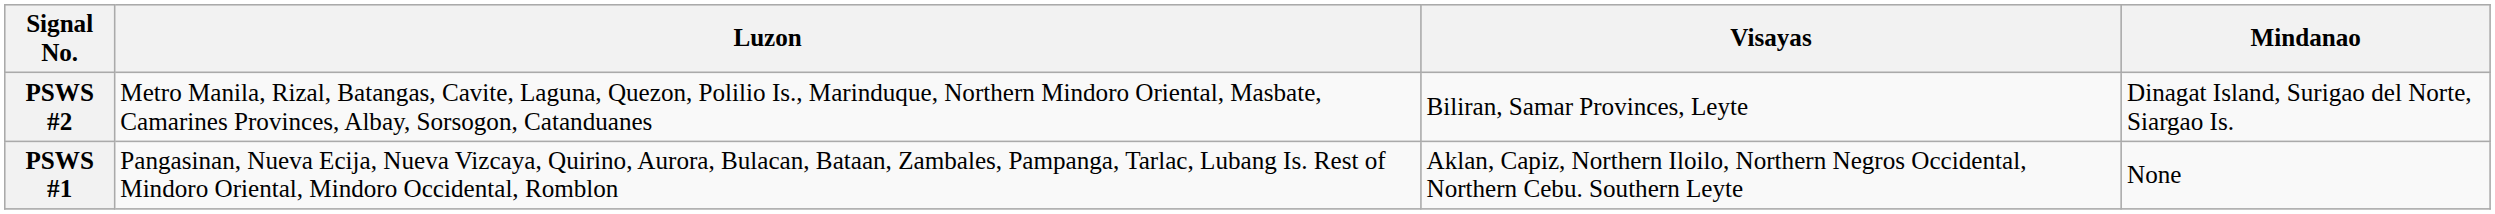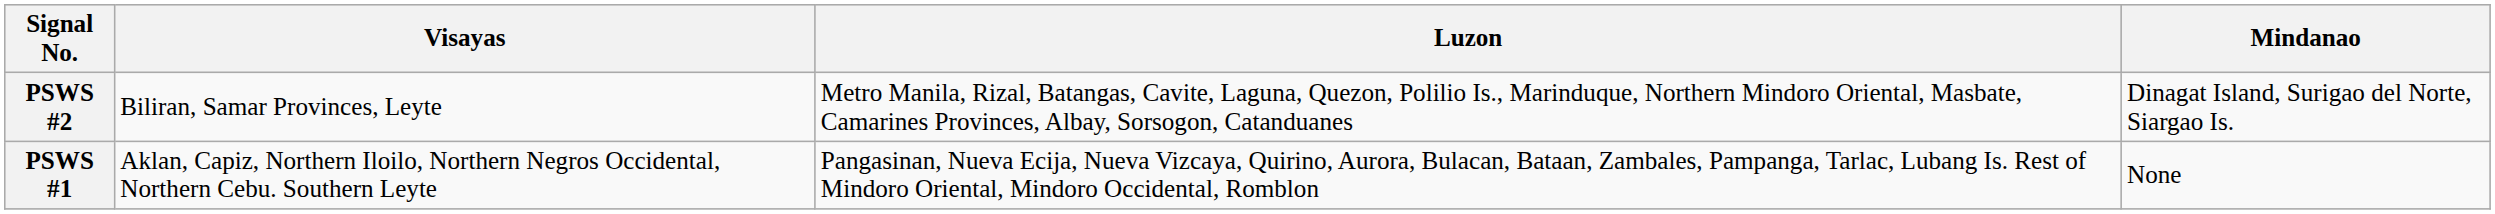columns swapped: (768, 38) <-> (1771, 38)
